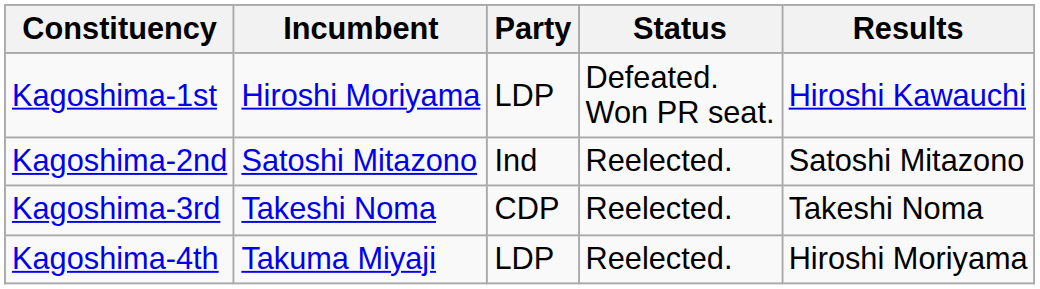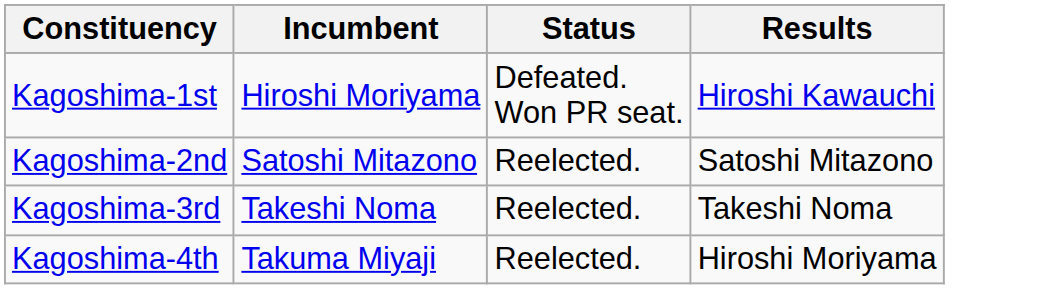- column: (533, 28)
